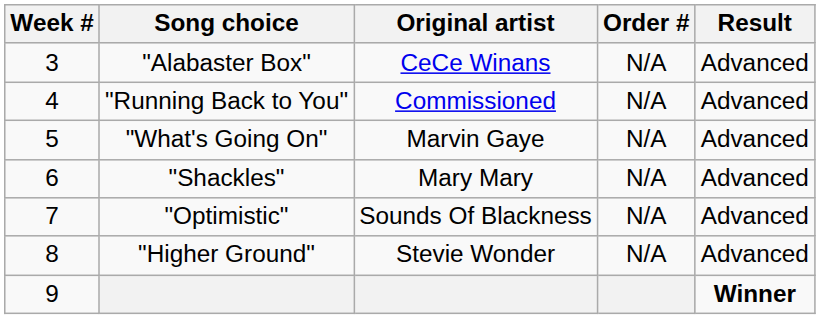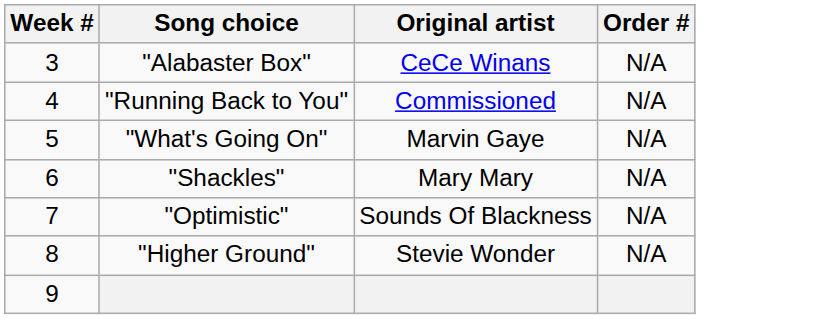- column: (755, 23)
